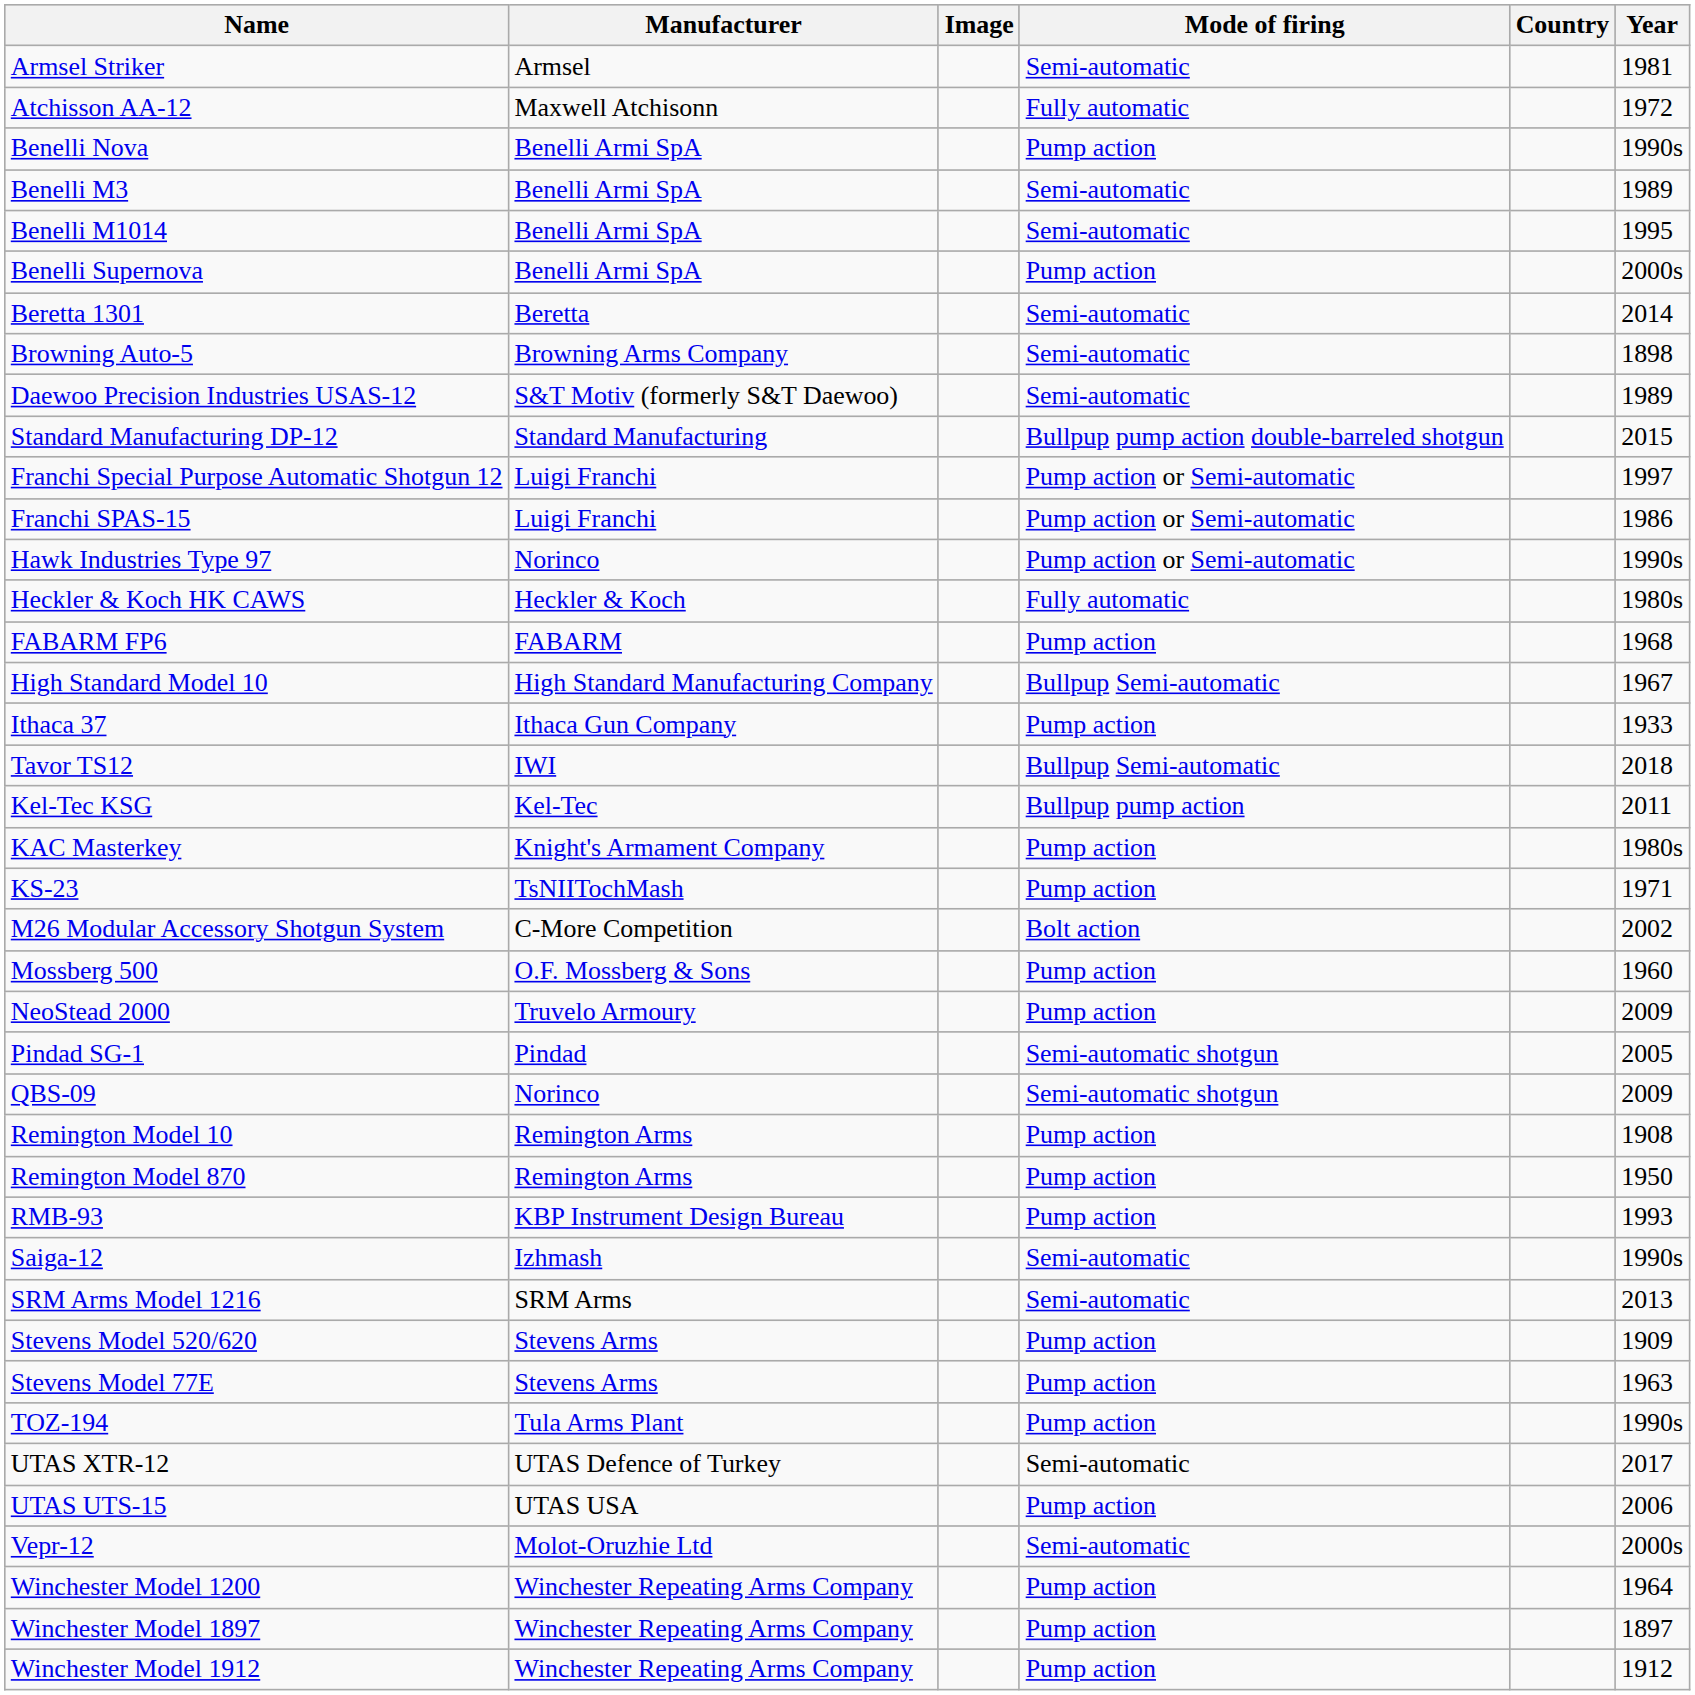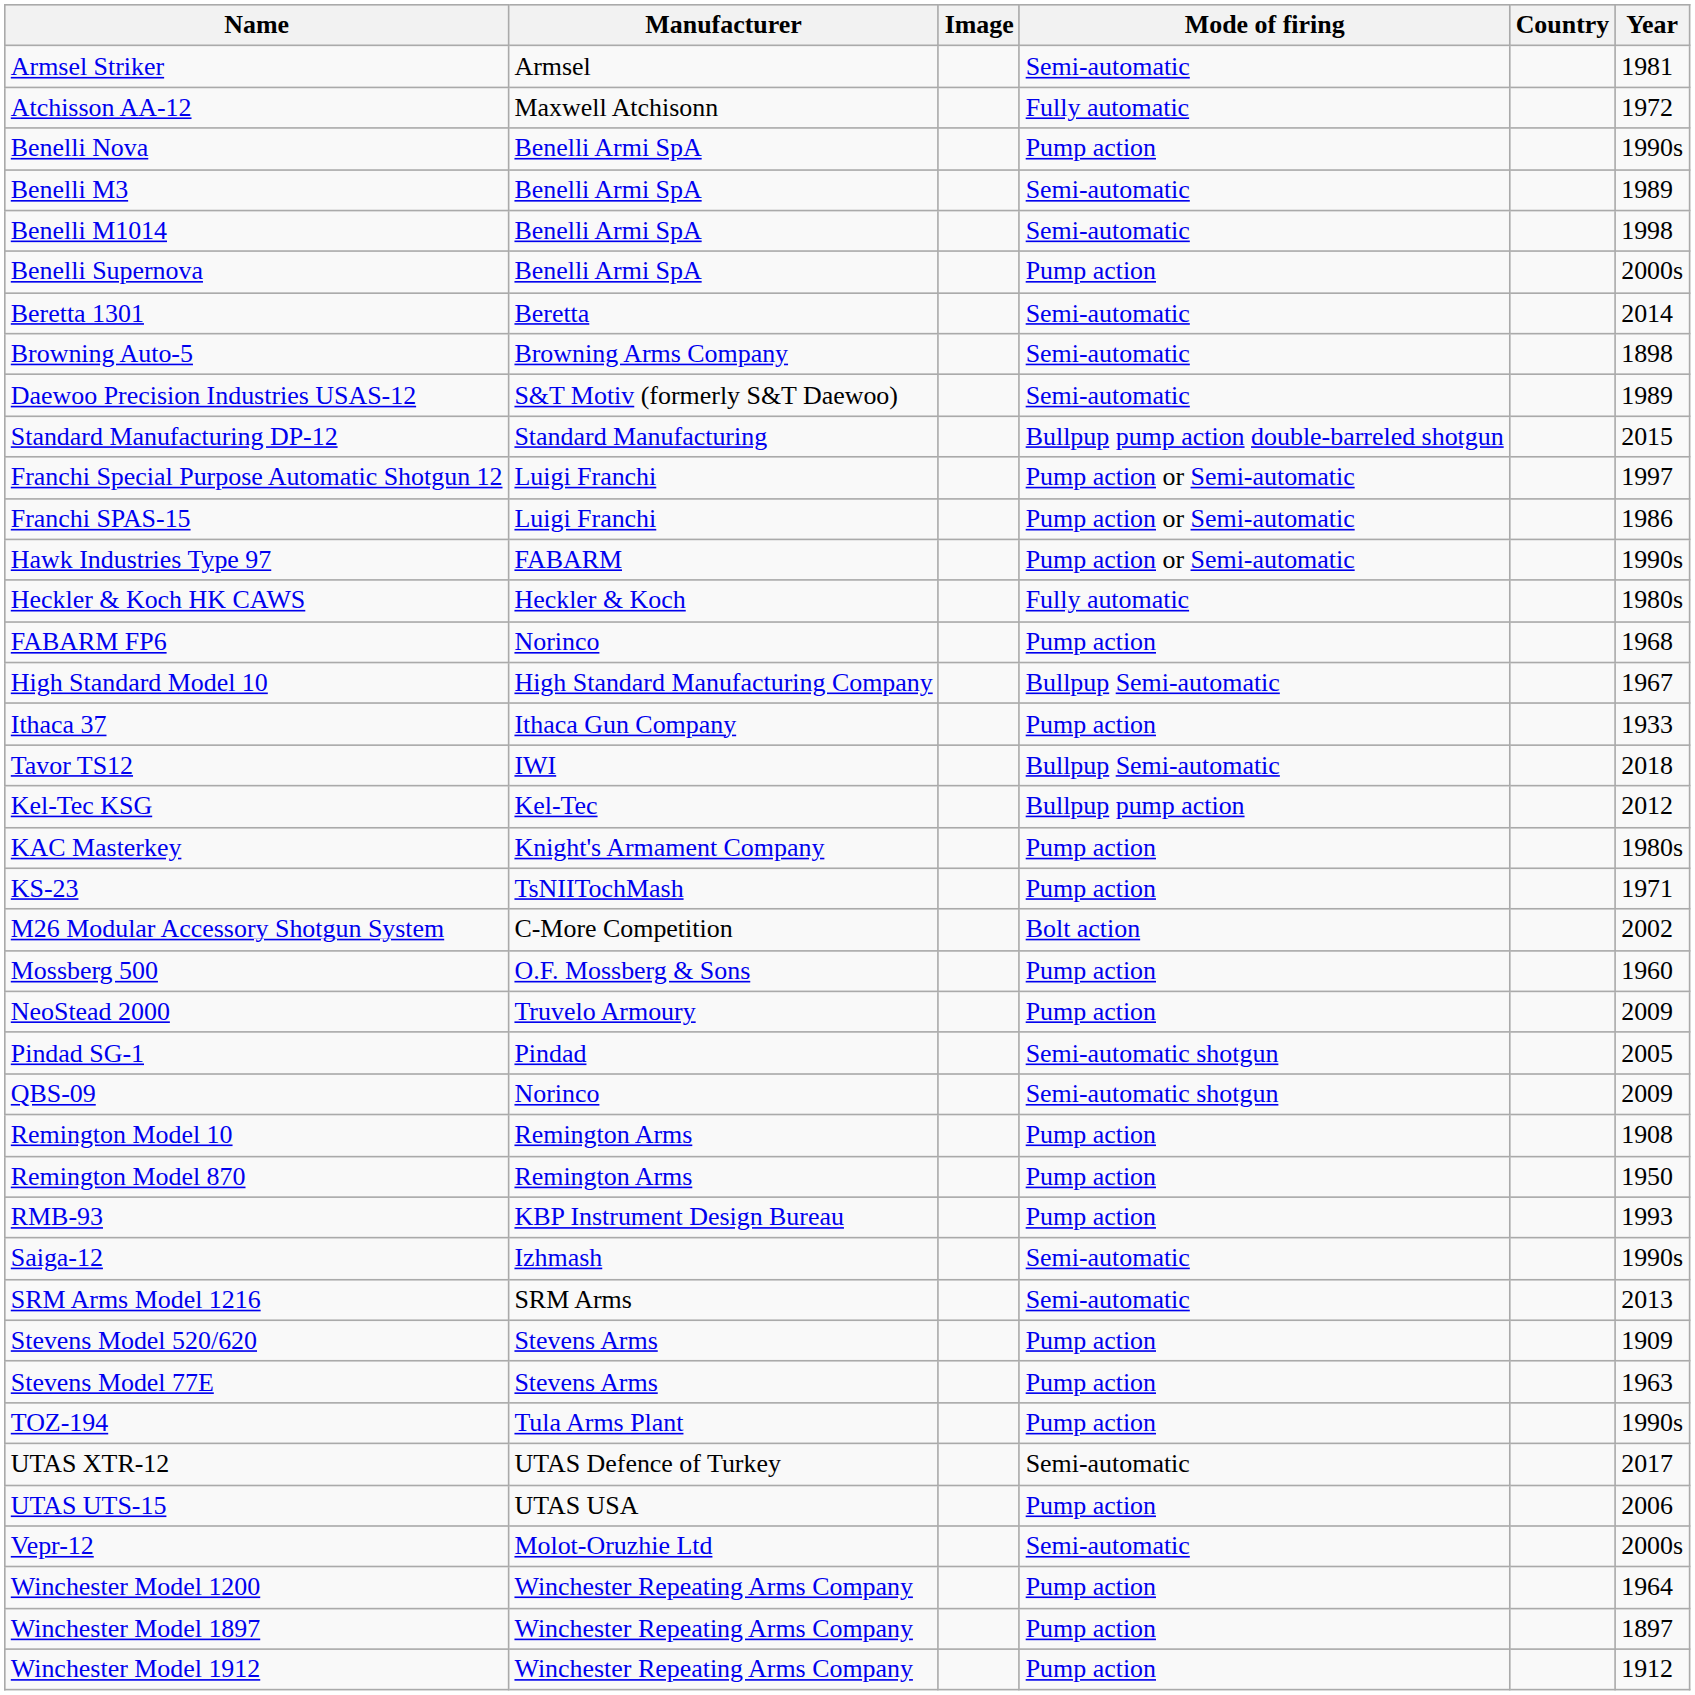(1647, 230) 1995 -> (1647, 230) 1998
(557, 559) Norinco -> (568, 559) FABARM
(568, 641) FABARM -> (557, 641) Norinco
(1647, 806) 2011 -> (1647, 806) 2012
